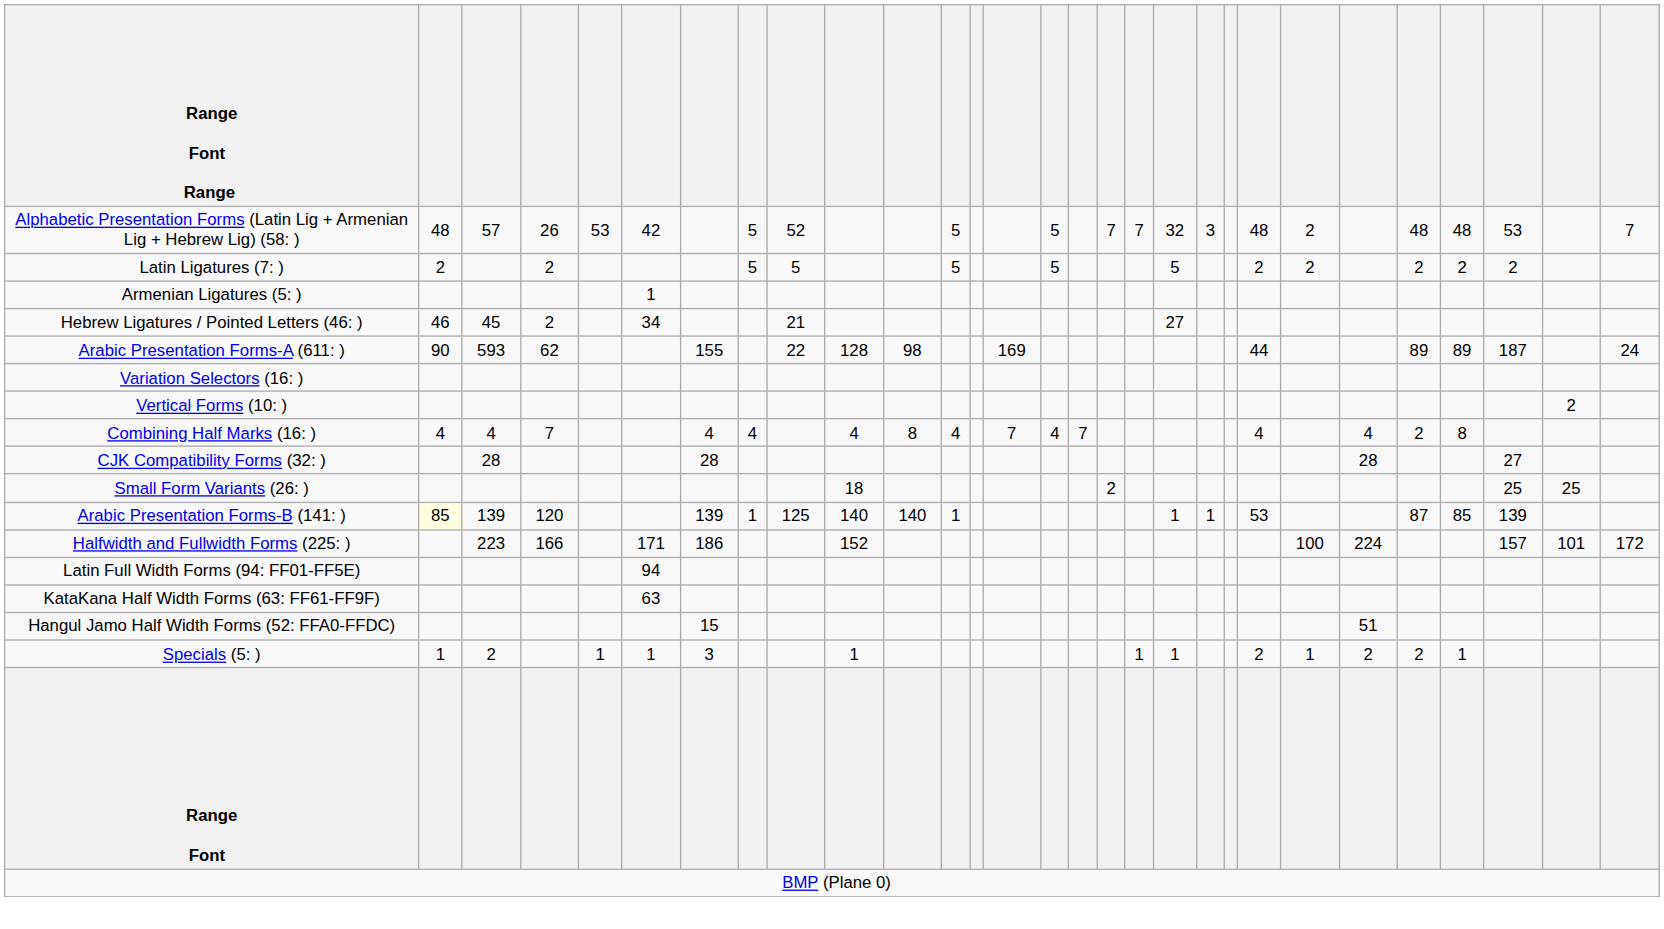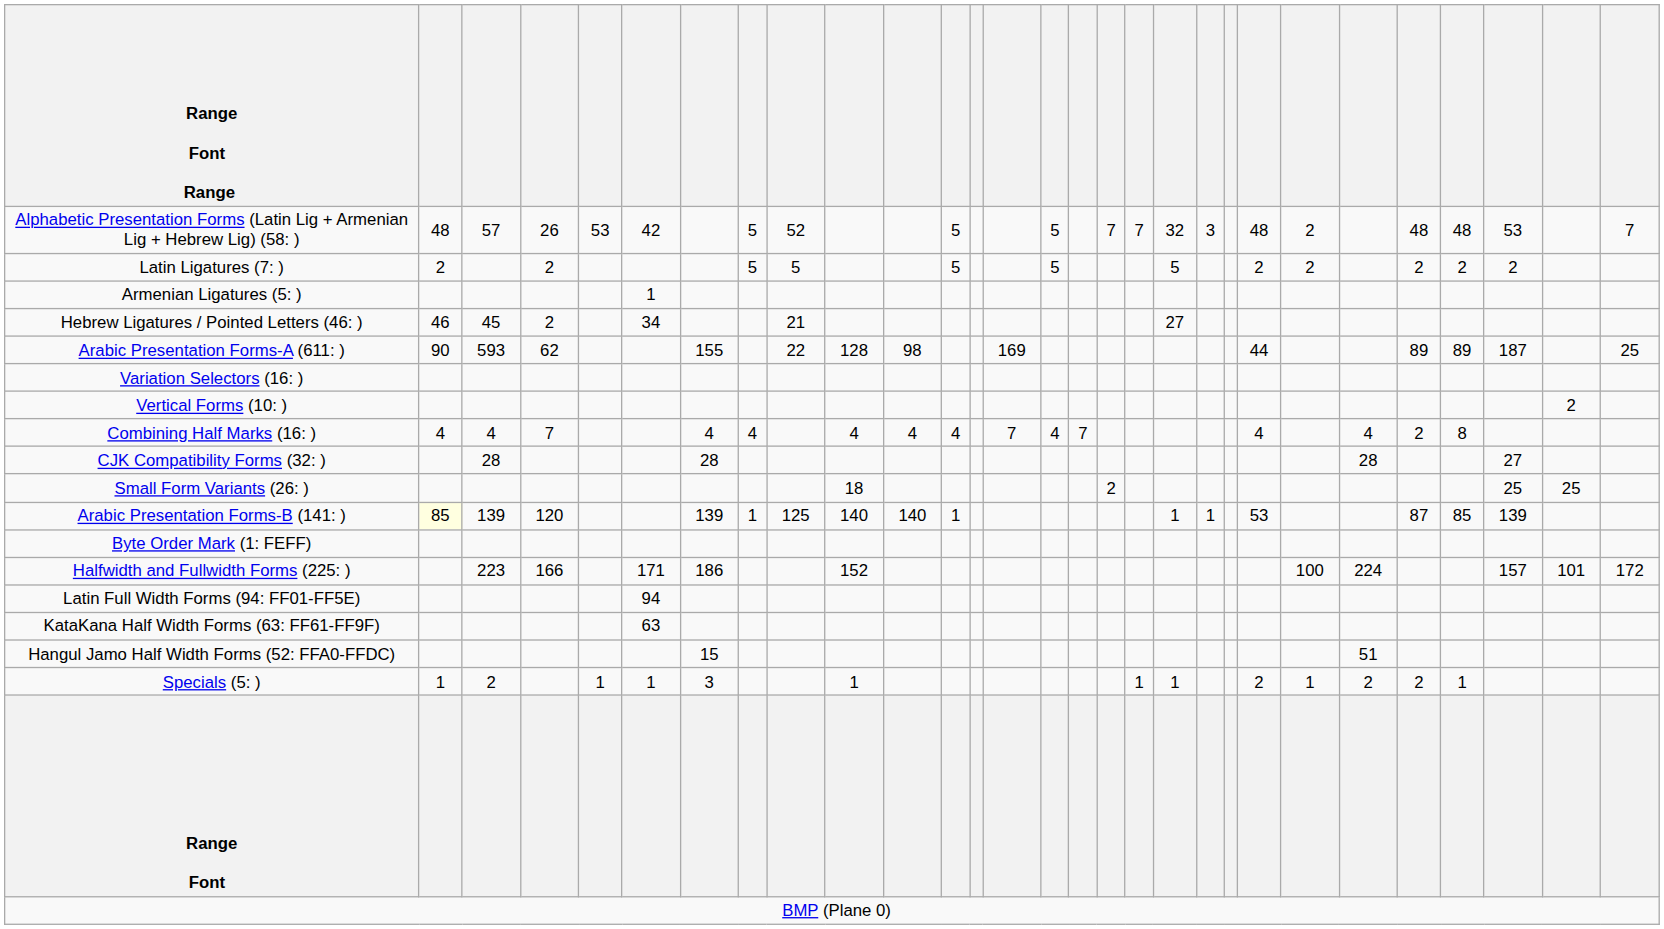(1630, 350) 24 -> (1630, 350) 25
(912, 433) 8 -> (912, 433) 4
+ row: (212, 543)
